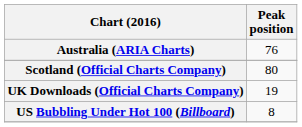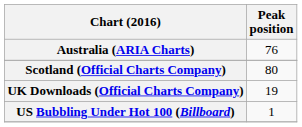(272, 111) 8 -> (272, 111) 1
